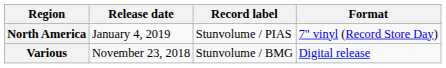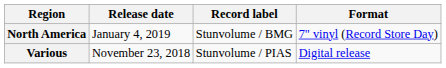(244, 33) Stunvolume / PIAS -> (244, 33) Stunvolume / BMG
(244, 53) Stunvolume / BMG -> (244, 53) Stunvolume / PIAS
